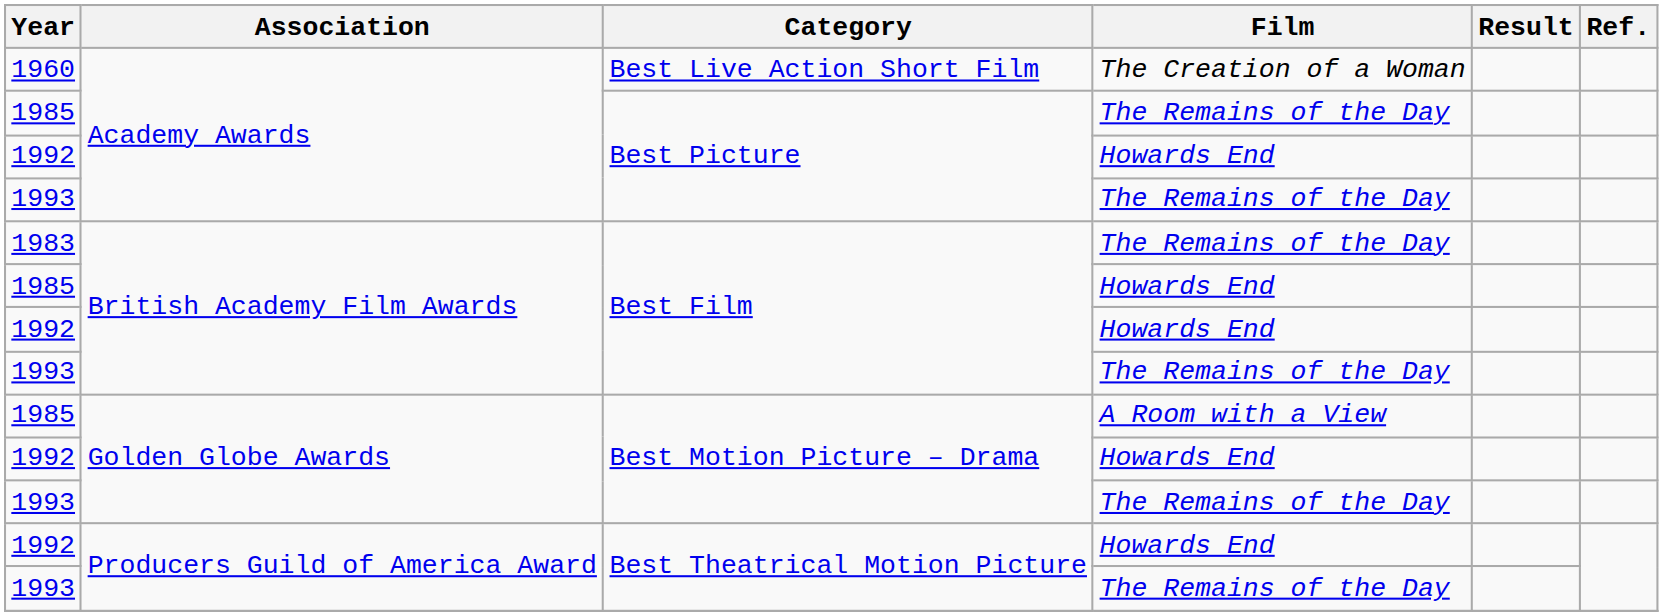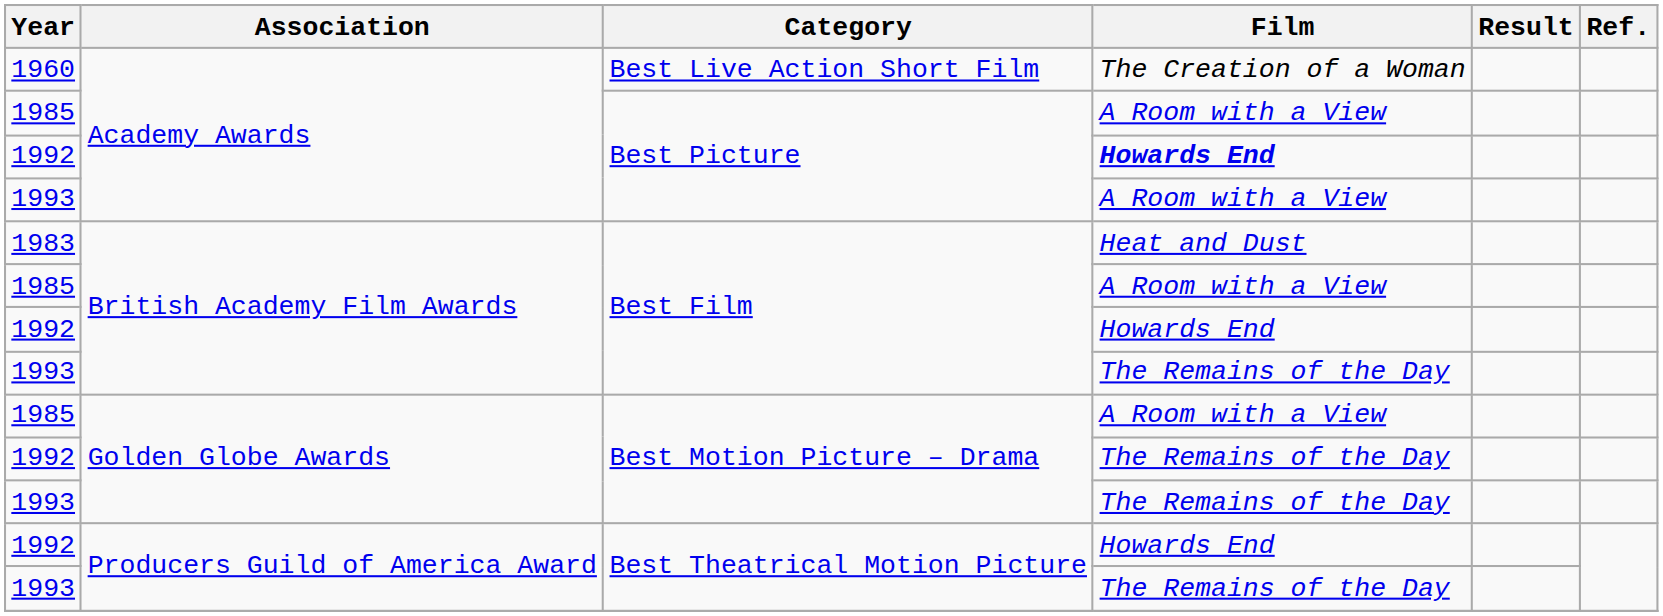(1275, 113) The Remains of the Day -> (1243, 113) A Room with a View
(1187, 156) normal -> (1187, 156) bold
(1275, 200) The Remains of the Day -> (1243, 200) A Room with a View
(1275, 243) The Remains of the Day -> (1203, 243) Heat and Dust
(1187, 286) Howards End -> (1243, 286) A Room with a View
(1187, 459) Howards End -> (1275, 459) The Remains of the Day
